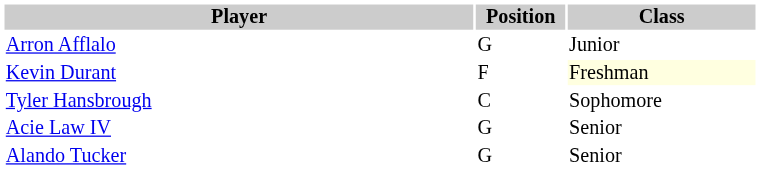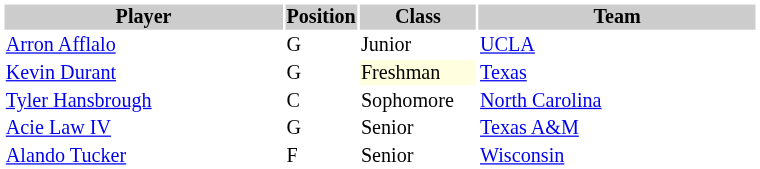+ column: (617, 16)
(483, 72) F -> (294, 72) G
(485, 155) G -> (292, 155) F
